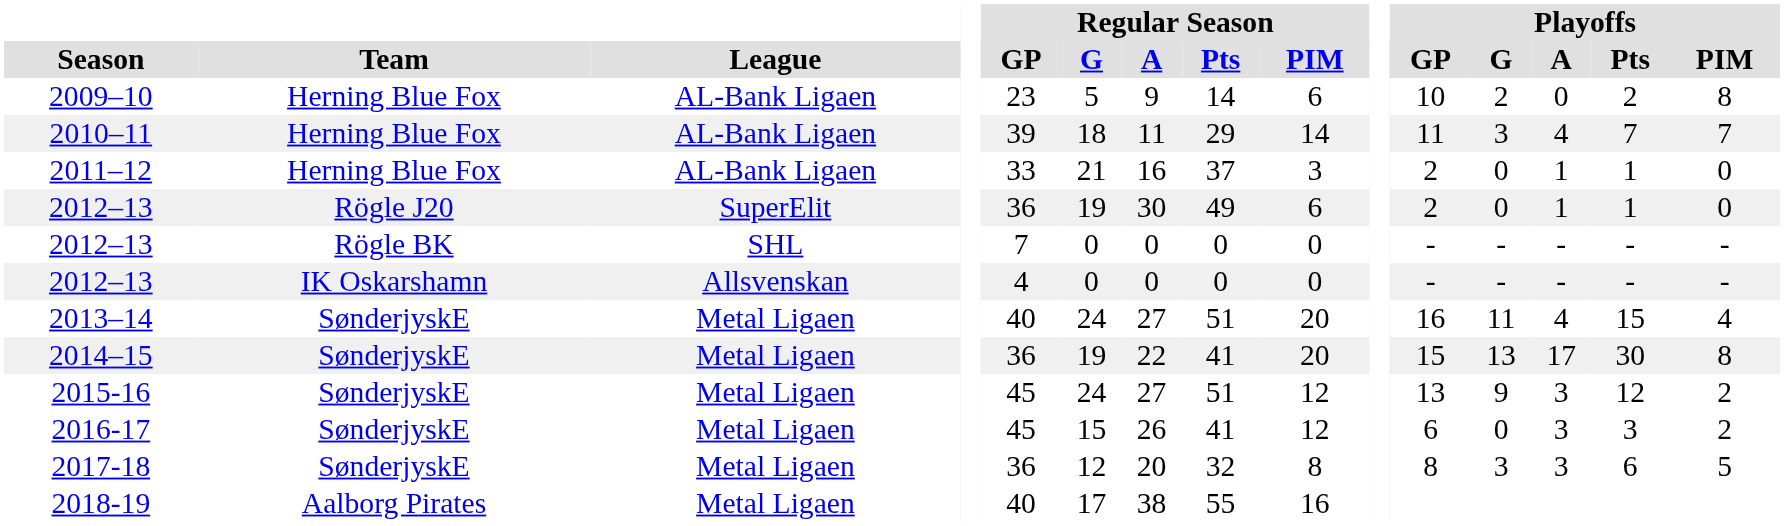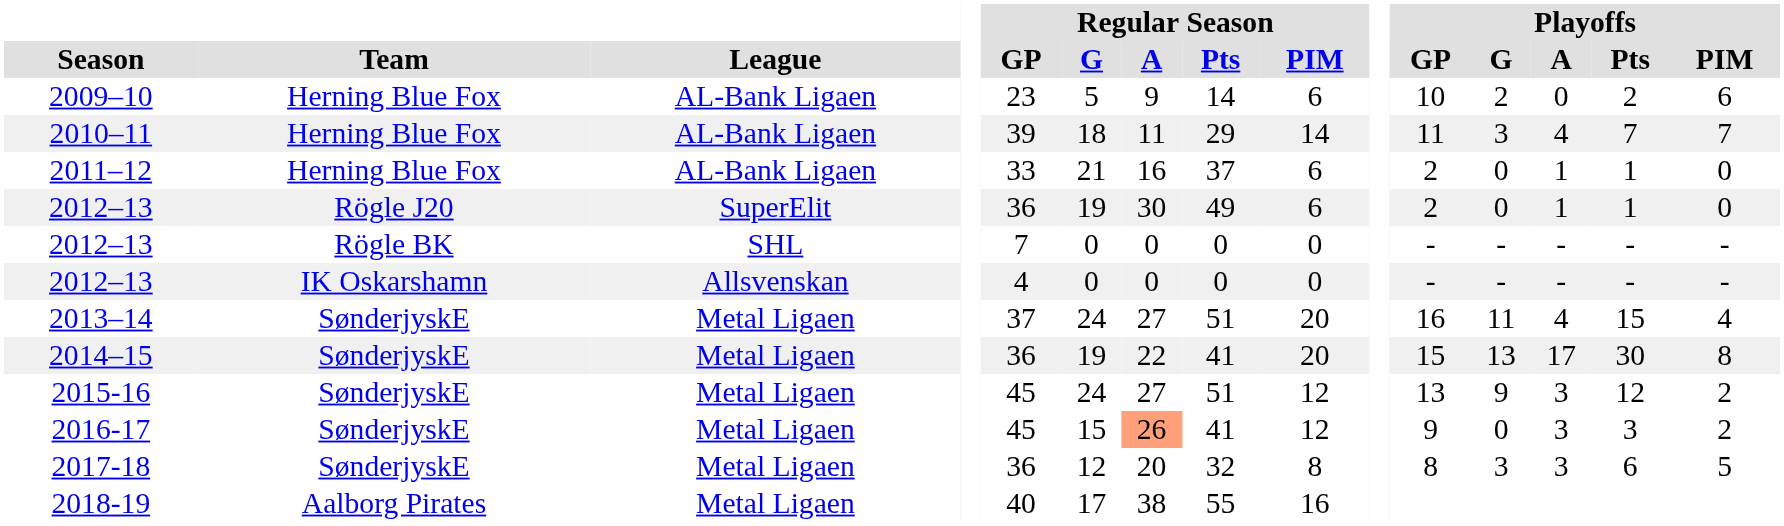(1725, 96) 8 -> (1725, 96) 6
(1315, 170) 3 -> (1315, 170) 6
(1021, 318) 40 -> (1021, 318) 37
(1152, 429) no background -> (1152, 429) lightsalmon background
(1431, 429) 6 -> (1431, 429) 9
